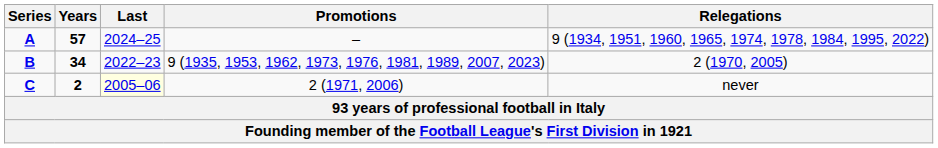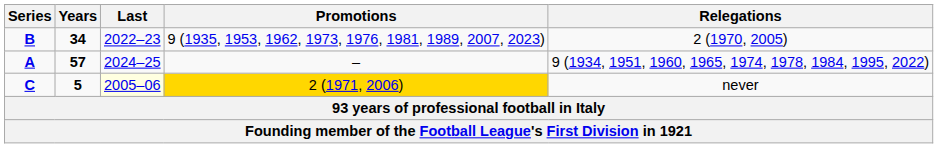rows swapped: (30, 39) <-> (30, 62)
(78, 85) 2 -> (78, 85) 5
(356, 85) no background -> (356, 85) gold background
